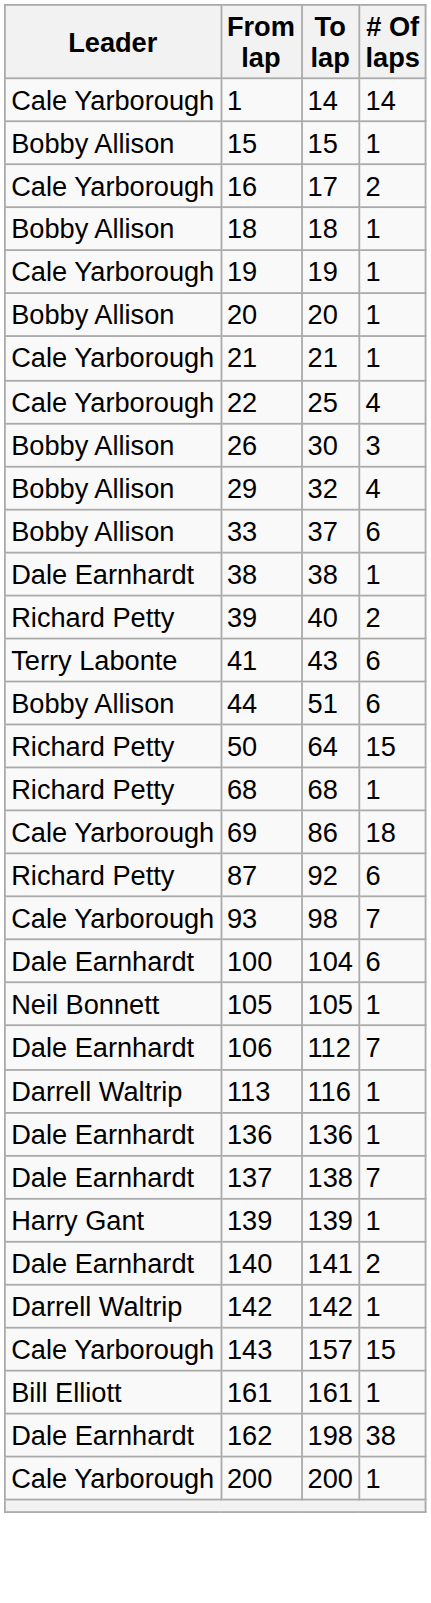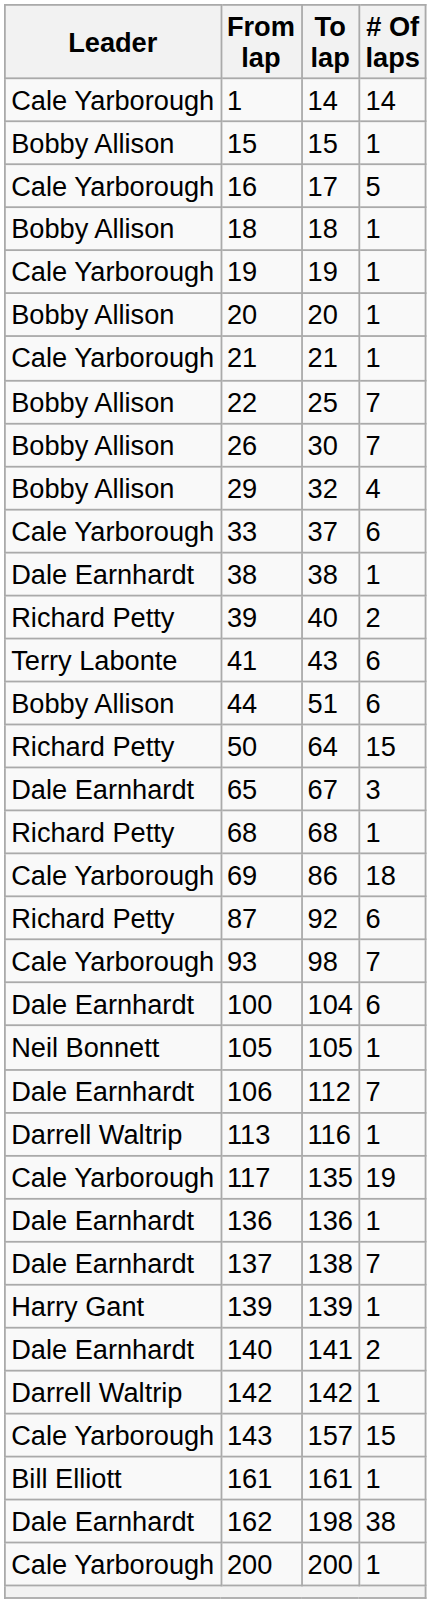(373, 186) 2 -> (373, 186) 5
(113, 402) Cale Yarborough -> (93, 402) Bobby Allison
(373, 402) 4 -> (373, 402) 7
(373, 445) 3 -> (373, 445) 7
(93, 531) Bobby Allison -> (113, 531) Cale Yarborough
+ row: (242, 789)
+ row: (249, 1177)
